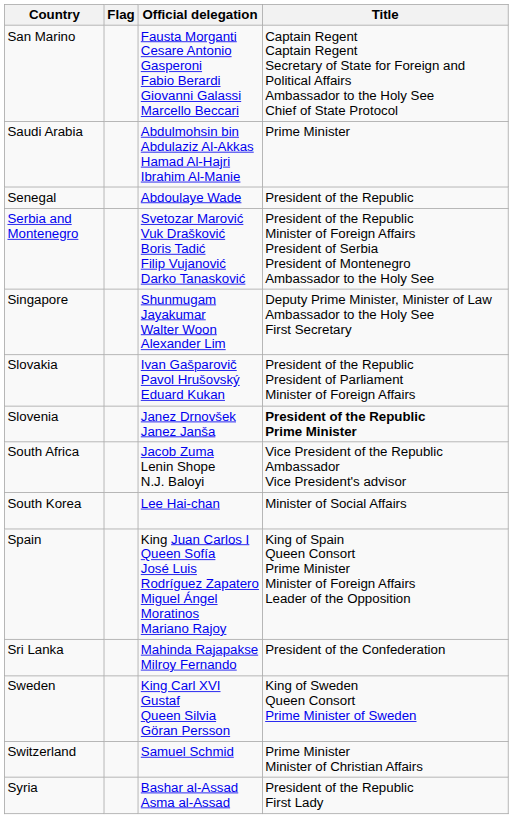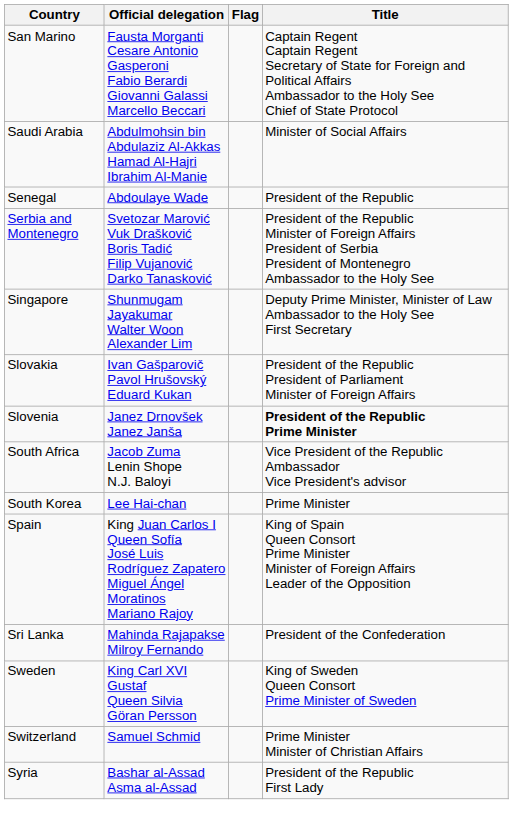columns swapped: (121, 15) <-> (200, 15)
(308, 131) Prime Minister -> (336, 131) Minister of Social Affairs
(336, 503) Minister of Social Affairs -> (308, 503) Prime Minister
